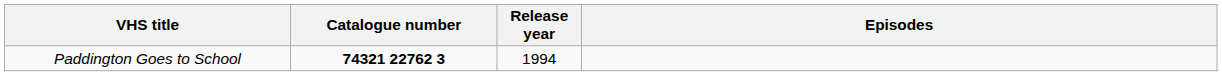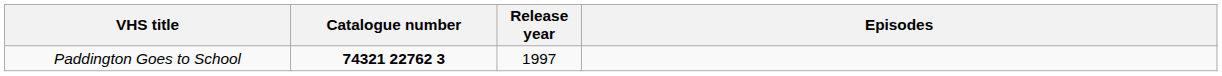(539, 58) 1994 -> (539, 58) 1997
